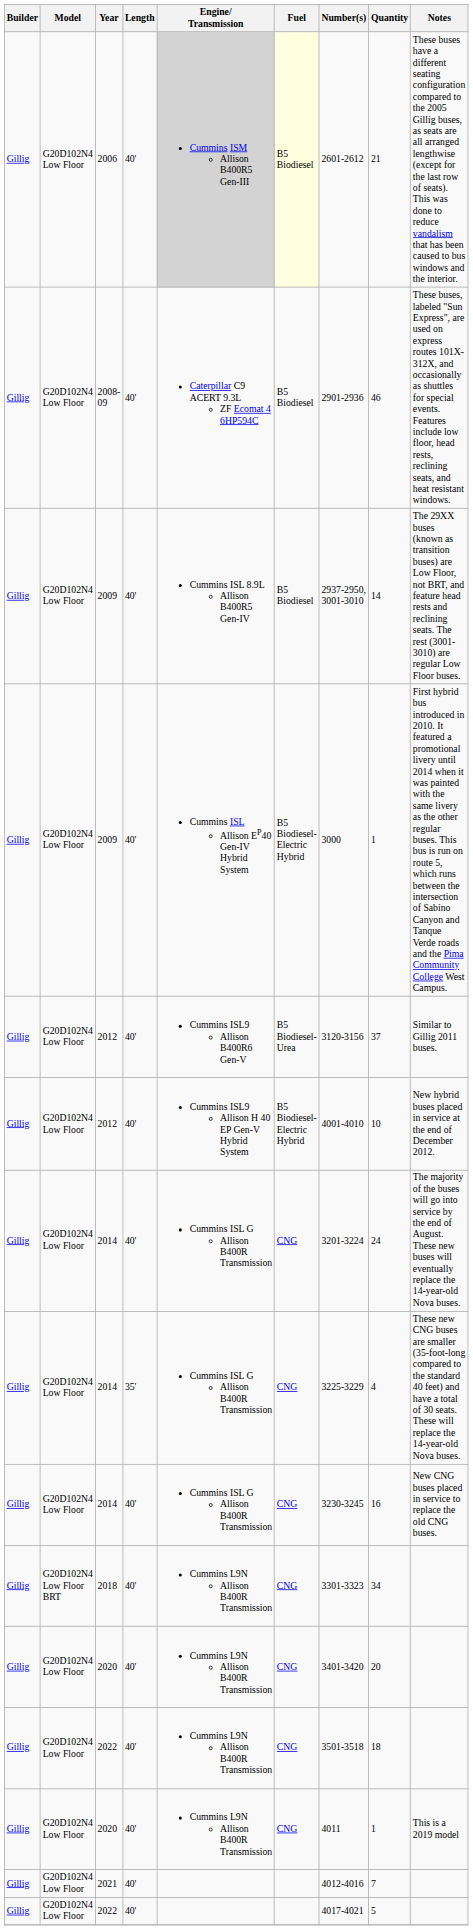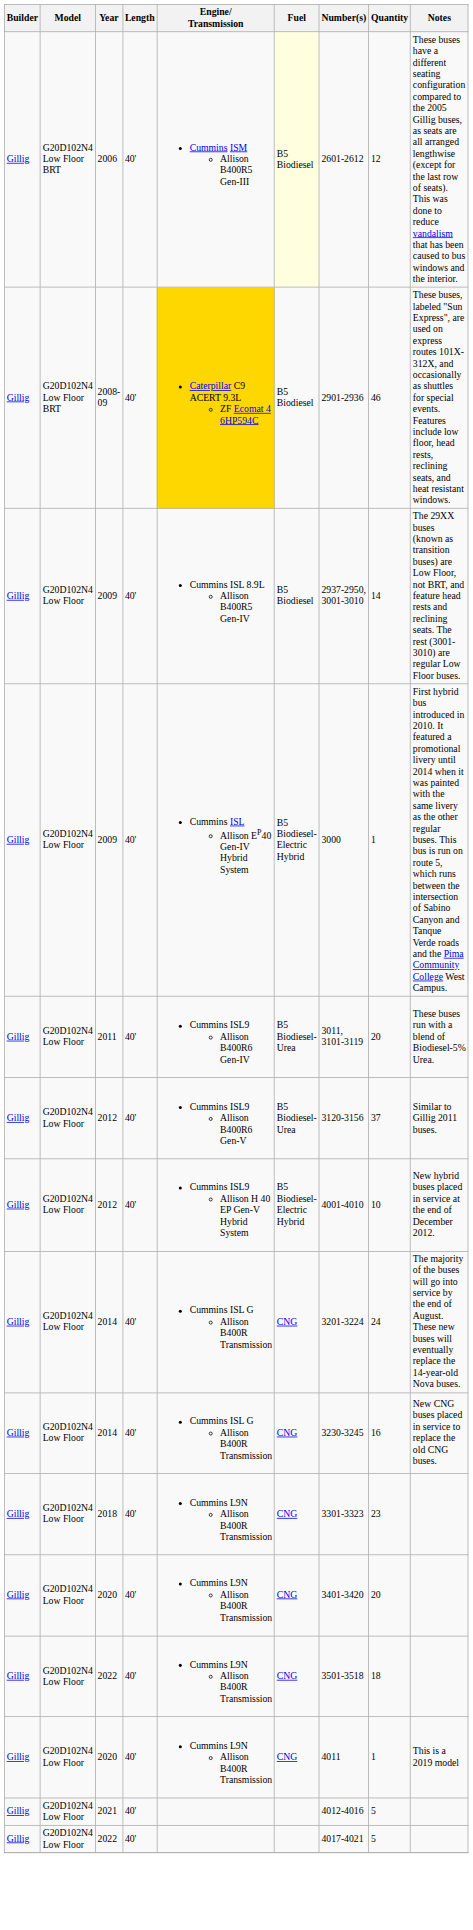(68, 159) G20D102N4 Low Floor -> (68, 159) G20D102N4 Low Floor BRT
(216, 165) lightgrey background -> (216, 165) no background
(376, 159) 21 -> (376, 159) 12
(68, 397) G20D102N4 Low Floor -> (68, 397) G20D102N4 Low Floor BRT
(216, 403) no background -> (216, 403) gold background
+ row: (107, 1036)
- row: (107, 1387)
(68, 1585) G20D102N4 Low Floor BRT -> (68, 1514) G20D102N4 Low Floor
(376, 1585) 34 -> (376, 1514) 23
(373, 1883) 7 -> (373, 1811) 5
